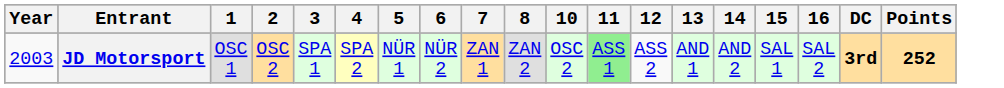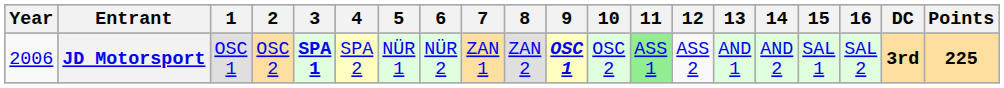+ column: (567, 19)
(31, 58) 2003 -> (31, 58) 2006
(315, 58) normal -> (315, 58) bold
(919, 58) 252 -> (961, 58) 225
